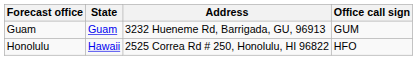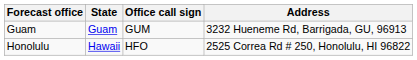columns swapped: (372, 13) <-> (227, 13)
